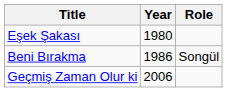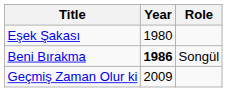(158, 56) normal -> (158, 56) bold
(158, 77) 2006 -> (158, 77) 2009
